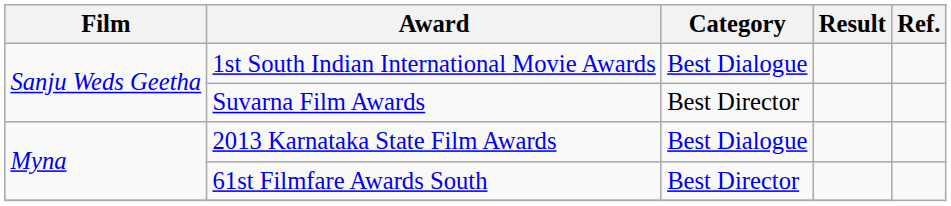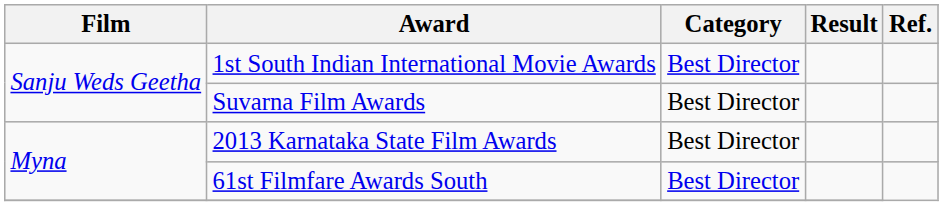(737, 63) Best Dialogue -> (733, 63) Best Director
(737, 141) Best Dialogue -> (733, 141) Best Director
